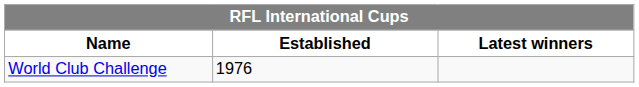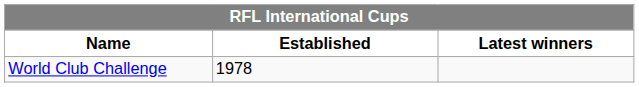(234, 69) 1976 -> (234, 69) 1978
